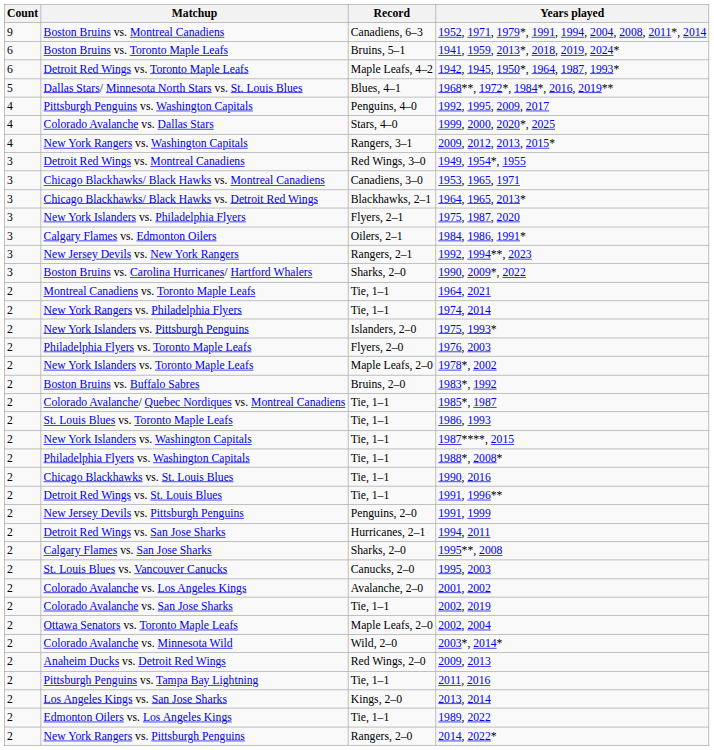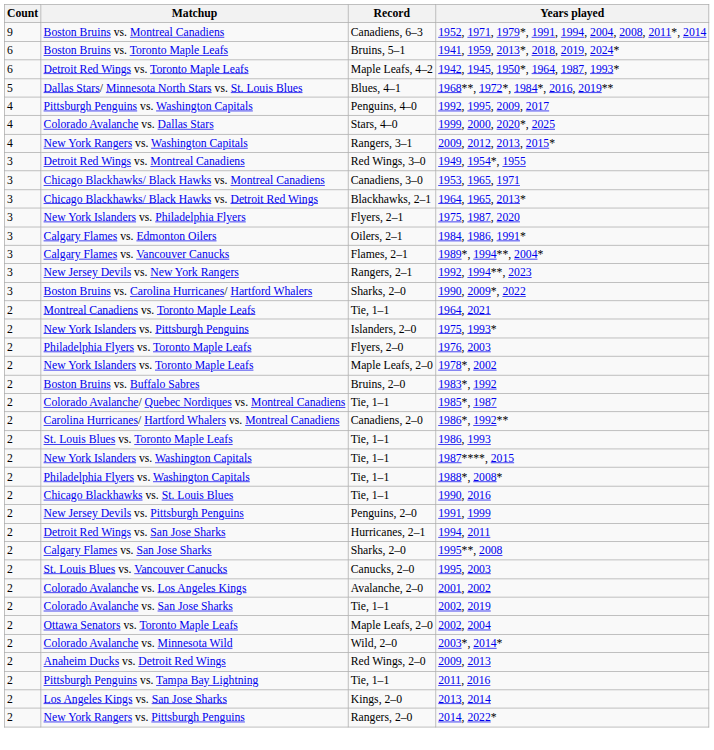+ row: (136, 254)
- row: (143, 310)
+ row: (192, 421)
- row: (133, 495)
- row: (138, 717)
